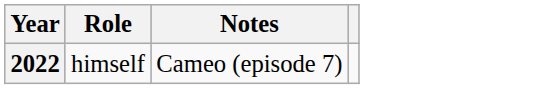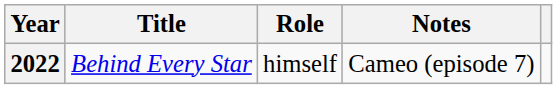+ column: (161, 24)
